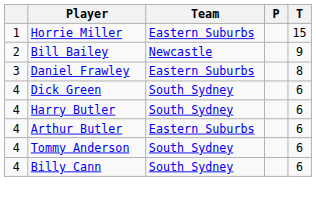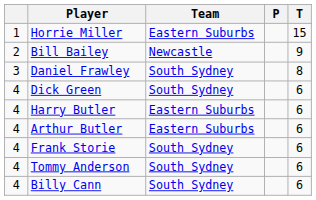(202, 71) Eastern Suburbs -> (191, 71) South Sydney
(191, 109) South Sydney -> (202, 109) Eastern Suburbs
+ row: (73, 147)
